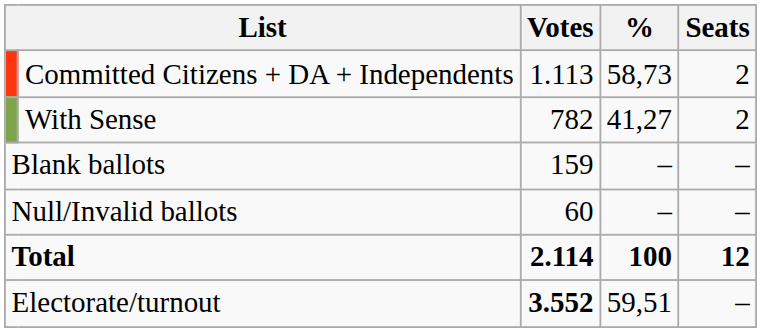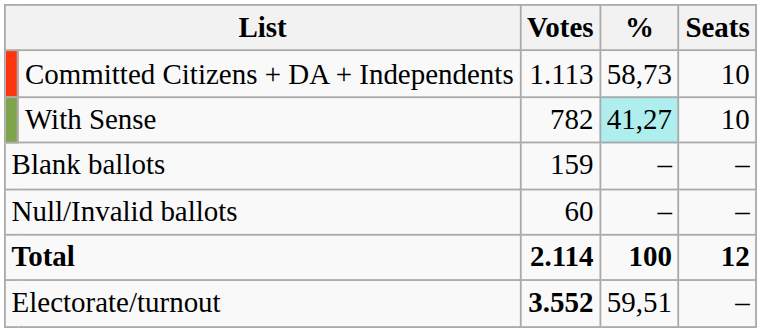(743, 73) 2 -> (735, 73) 10
(639, 119) no background -> (639, 119) paleturquoise background
(743, 119) 2 -> (735, 119) 10
